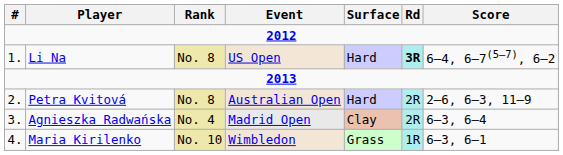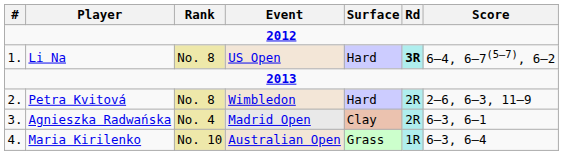(285, 99) Australian Open -> (262, 99) Wimbledon
(456, 120) 6–3, 6–4 -> (456, 120) 6–3, 6–1
(262, 140) Wimbledon -> (285, 140) Australian Open
(456, 140) 6–3, 6–1 -> (456, 140) 6–3, 6–4
